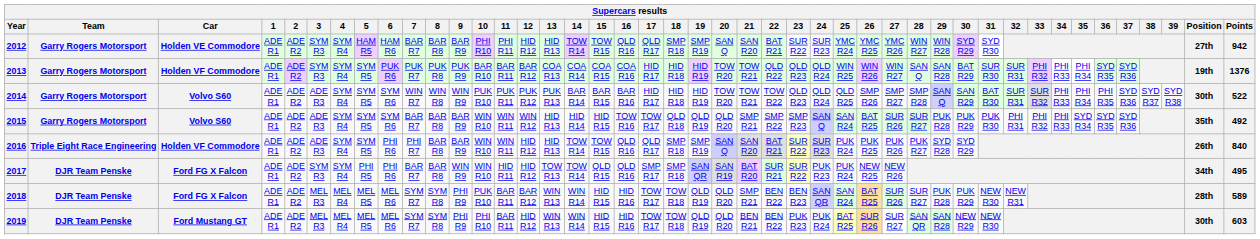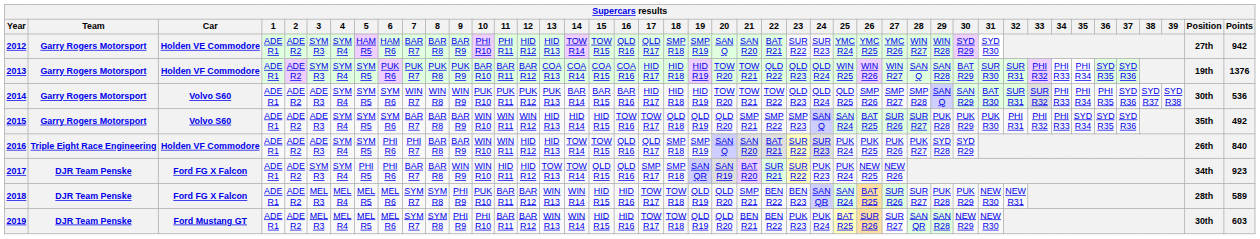(1239, 96) 522 -> (1239, 96) 536
(1239, 171) 495 -> (1239, 171) 923
(528, 221) HID R12 -> (528, 221) BAR R12
